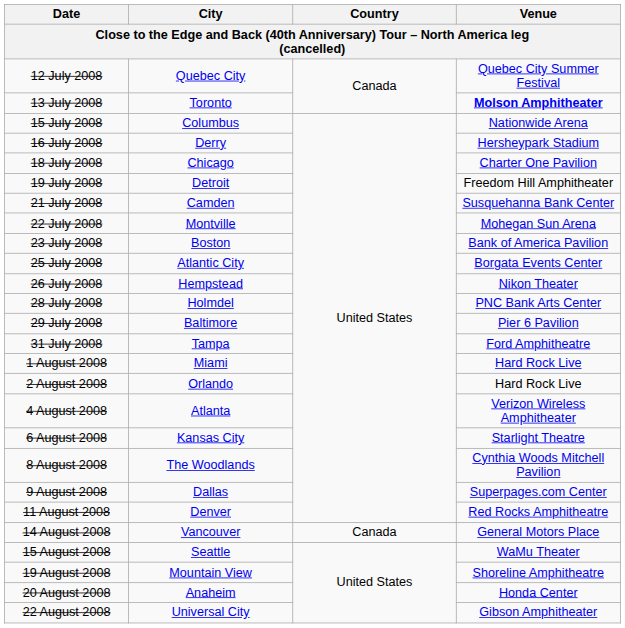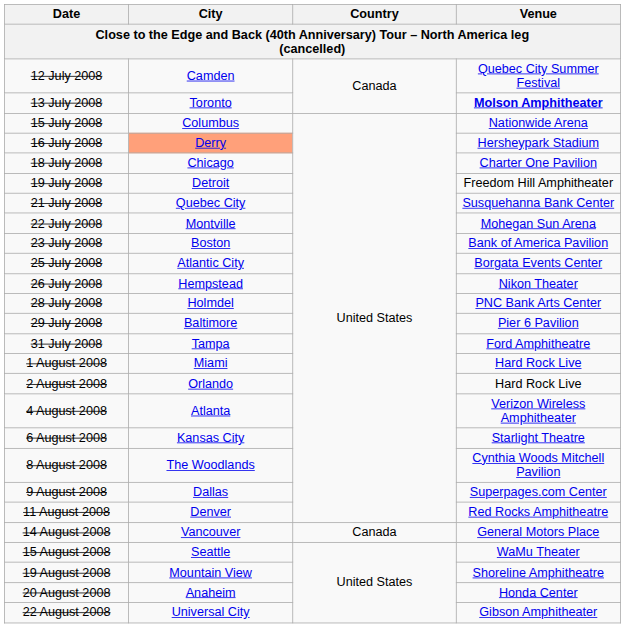(211, 75) Quebec City -> (211, 75) Camden
(211, 143) no background -> (211, 143) lightsalmon background
(211, 203) Camden -> (211, 203) Quebec City
